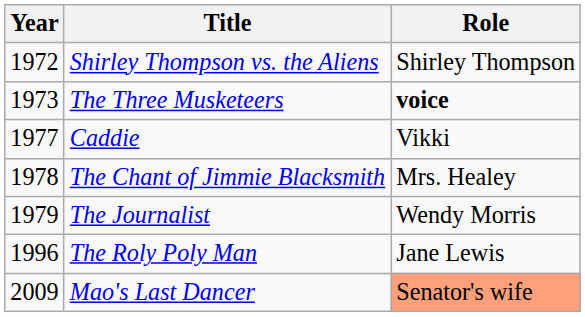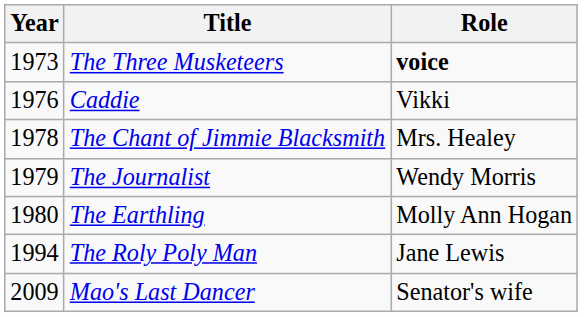- row: (224, 61)
(34, 138) 1977 -> (34, 100) 1976
+ row: (137, 215)
(34, 253) 1996 -> (34, 253) 1994
(465, 291) lightsalmon background -> (465, 291) no background
